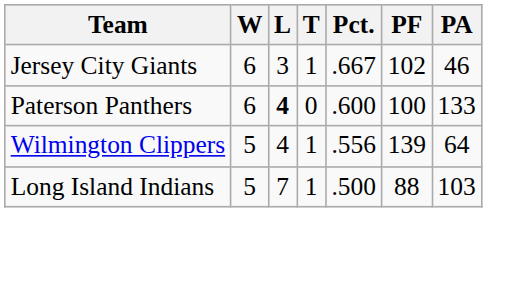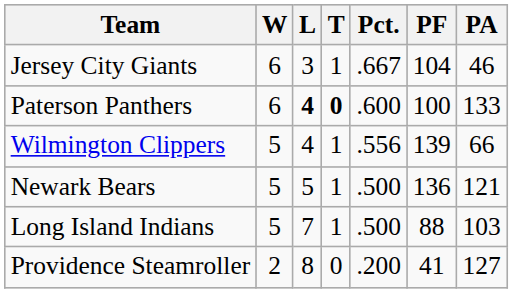(407, 65) 102 -> (432, 65) 104
(311, 105) normal -> (336, 105) bold
(457, 145) 64 -> (482, 145) 66
+ row: (83, 186)
+ row: (130, 266)
